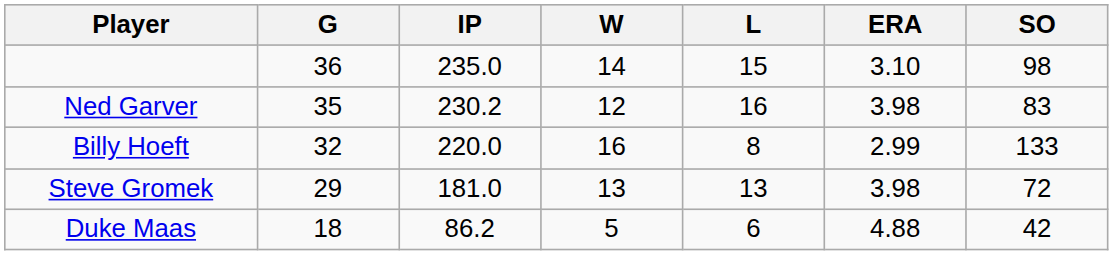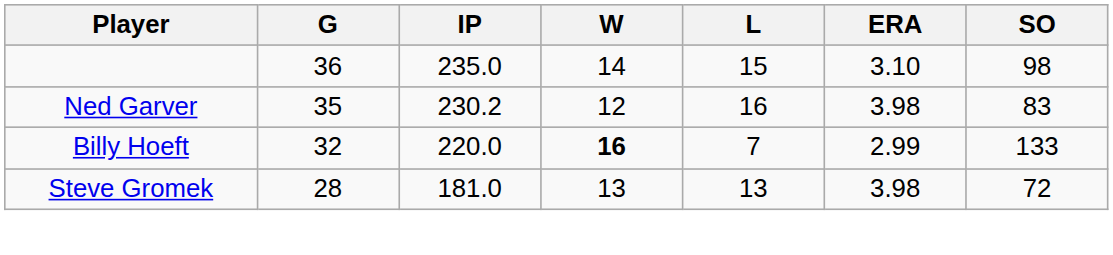(612, 147) normal -> (612, 147) bold
(753, 147) 8 -> (753, 147) 7
(328, 188) 29 -> (328, 188) 28
- row: (131, 229)
